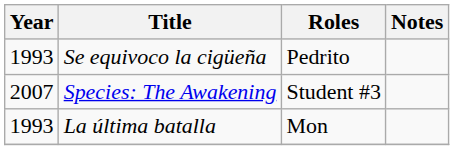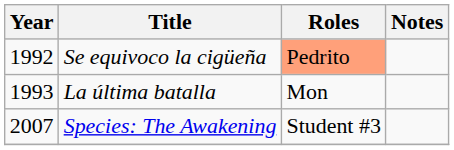(32, 56) 1993 -> (32, 56) 1992
(318, 56) no background -> (318, 56) lightsalmon background
rows swapped: (140, 126) <-> (170, 91)
